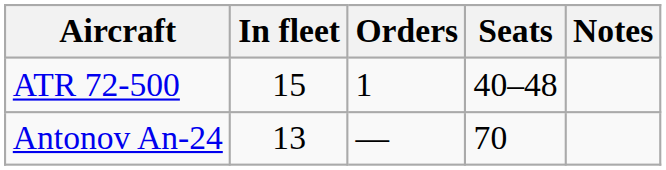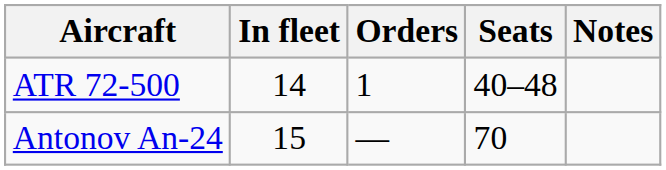(289, 84) 15 -> (289, 84) 14
(289, 137) 13 -> (289, 137) 15
